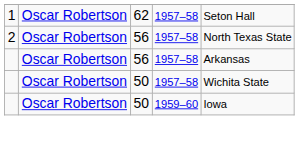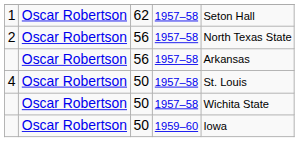+ row: (12, 81)
